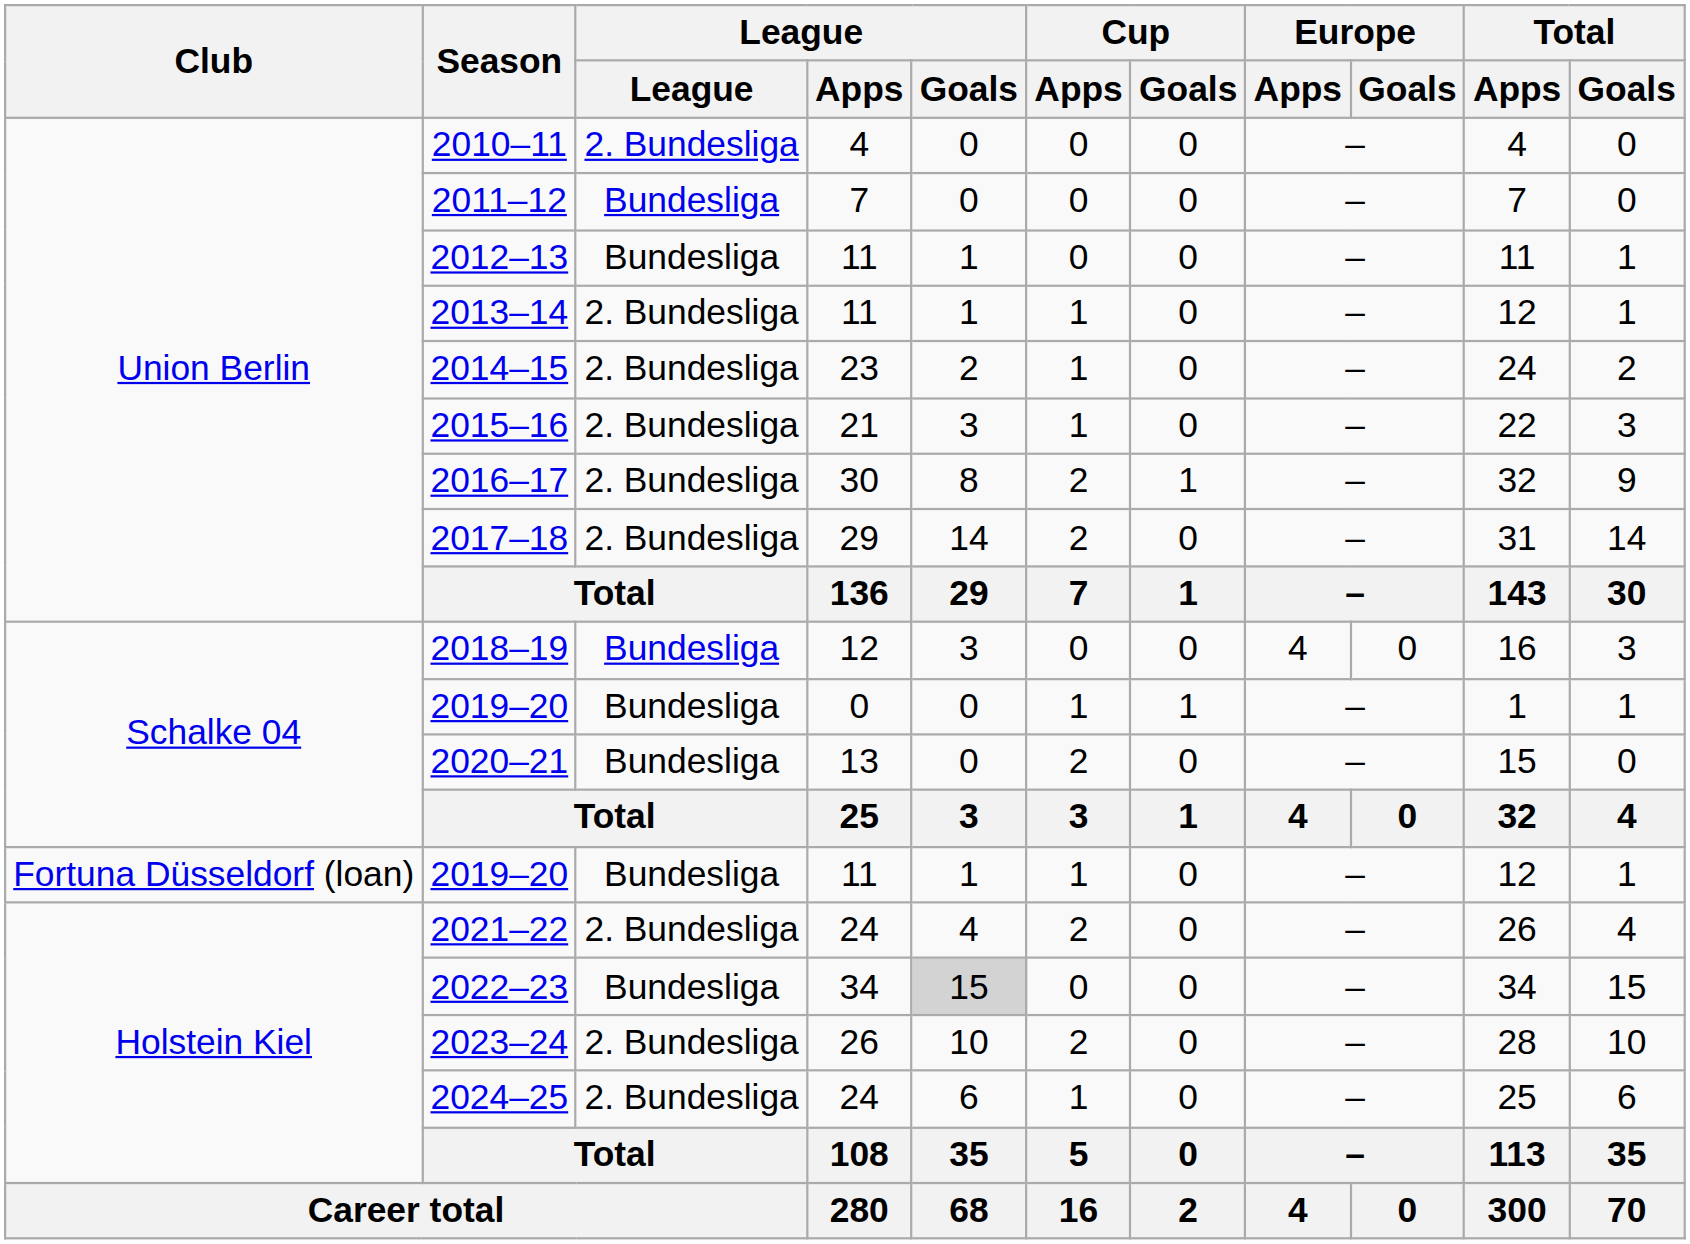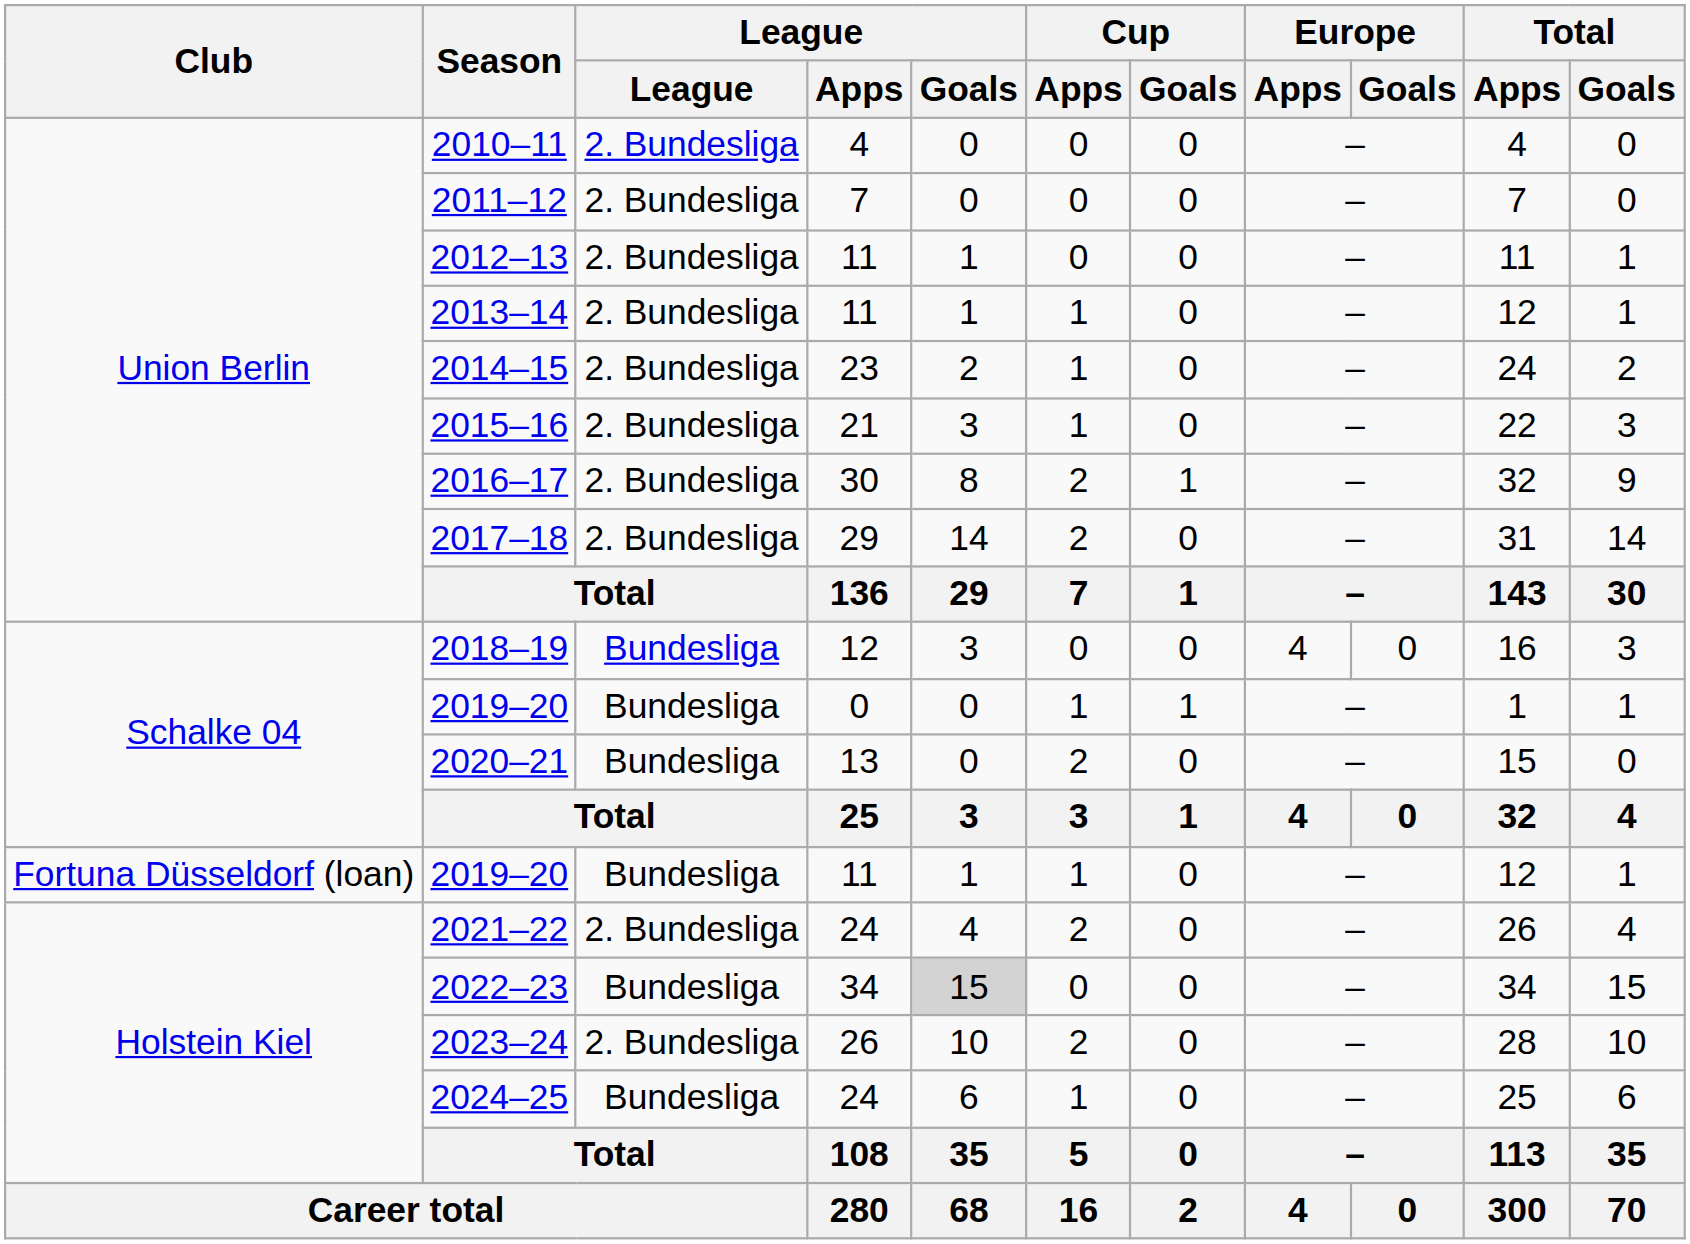(692, 200) Bundesliga -> (692, 200) 2. Bundesliga
(692, 256) Bundesliga -> (692, 256) 2. Bundesliga
(692, 1098) 2. Bundesliga -> (692, 1098) Bundesliga
